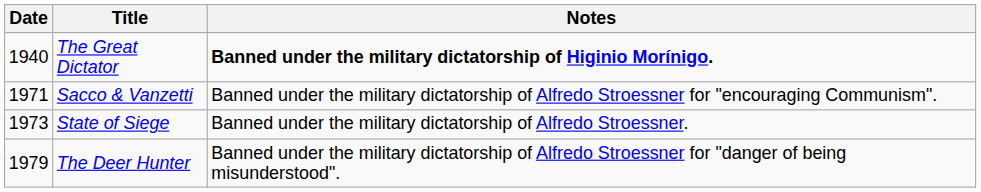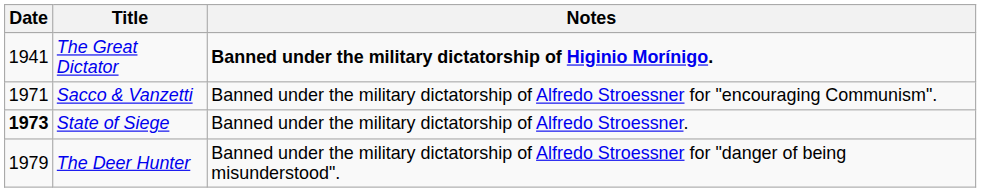(29, 57) 1940 -> (29, 57) 1941
(29, 124) normal -> (29, 124) bold
